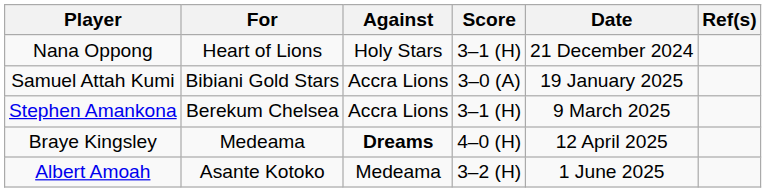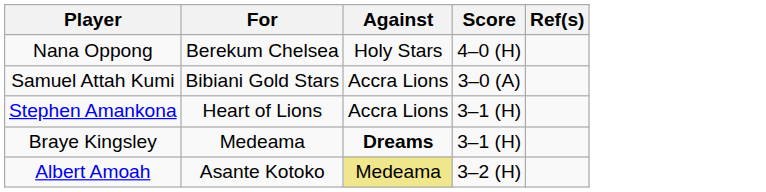- column: (612, 19)
(262, 50) Heart of Lions -> (262, 50) Berekum Chelsea
(489, 50) 3–1 (H) -> (489, 50) 4–0 (H)
(262, 111) Berekum Chelsea -> (262, 111) Heart of Lions
(489, 141) 4–0 (H) -> (489, 141) 3–1 (H)
(398, 171) no background -> (398, 171) khaki background
